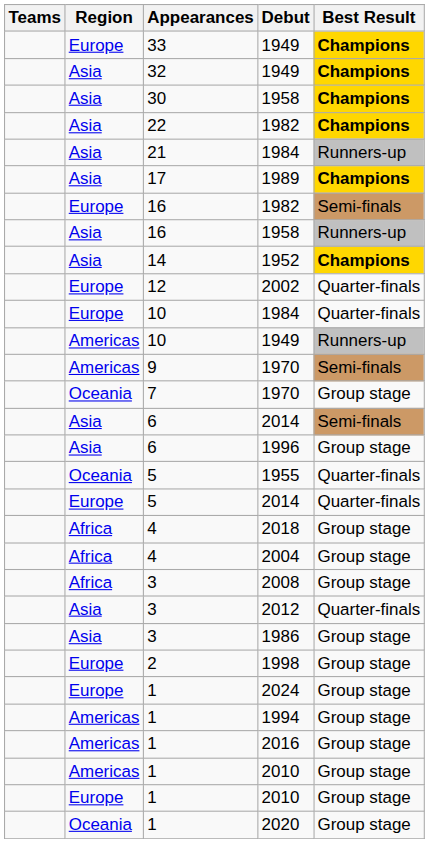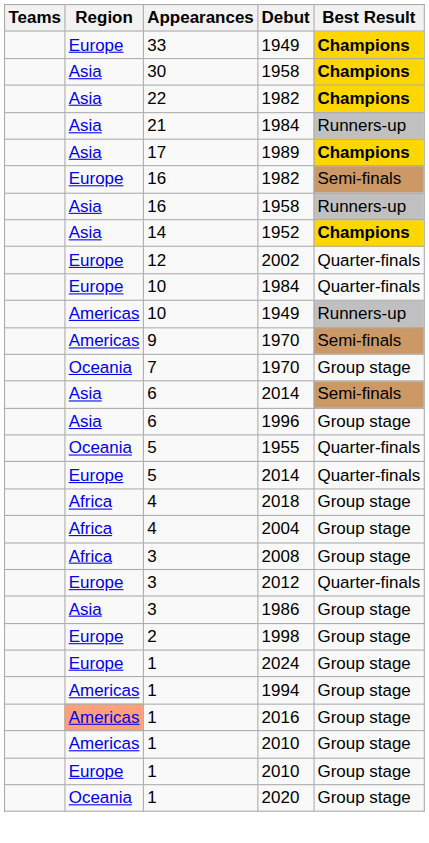- row: (157, 71)
(85, 609) Asia -> (96, 582) Europe
(104, 744) no background -> (104, 717) lightsalmon background
